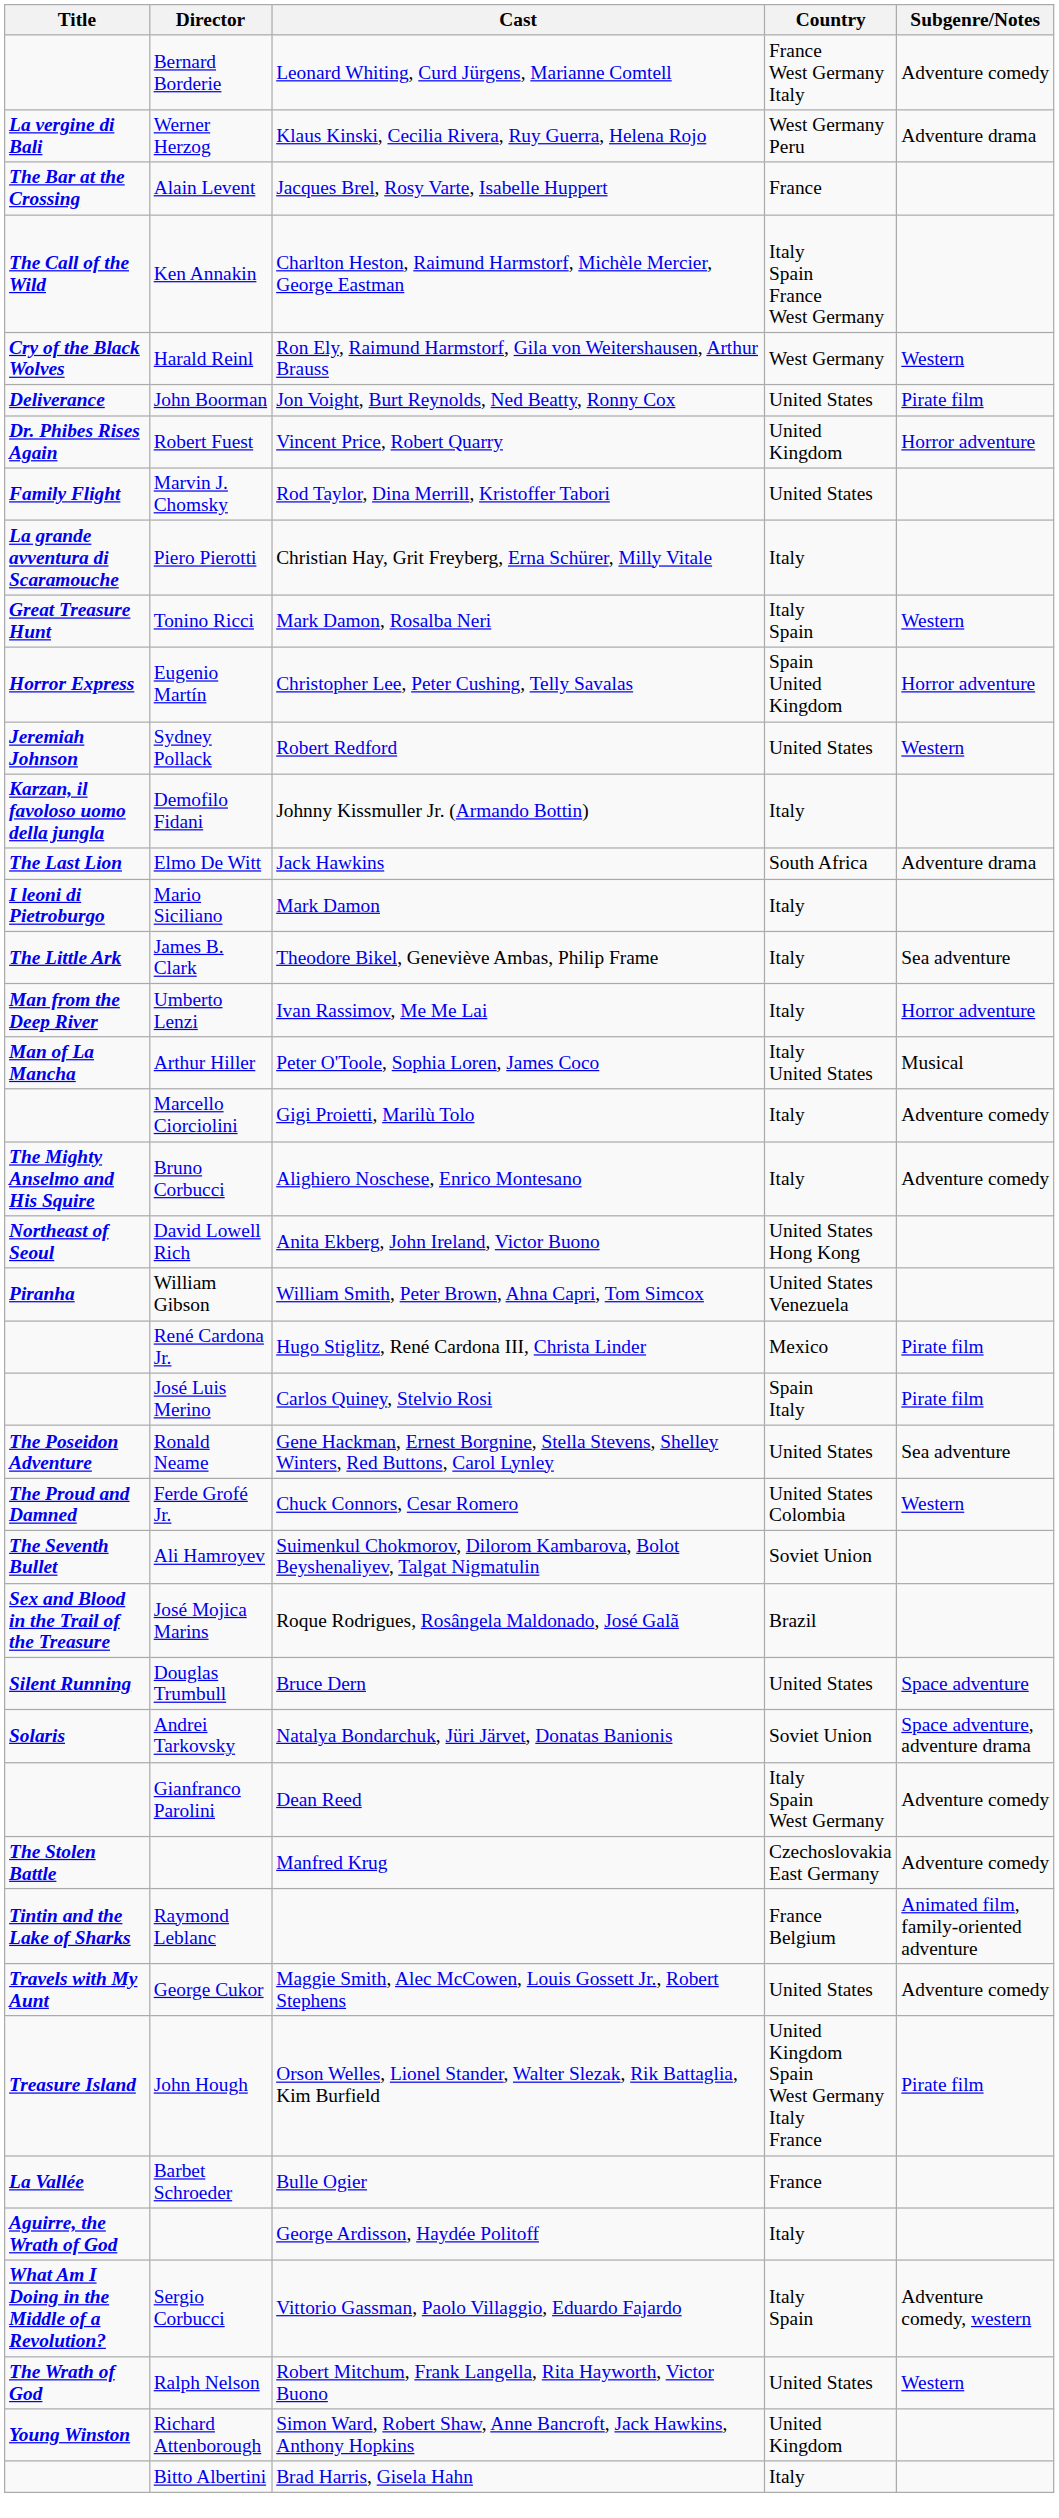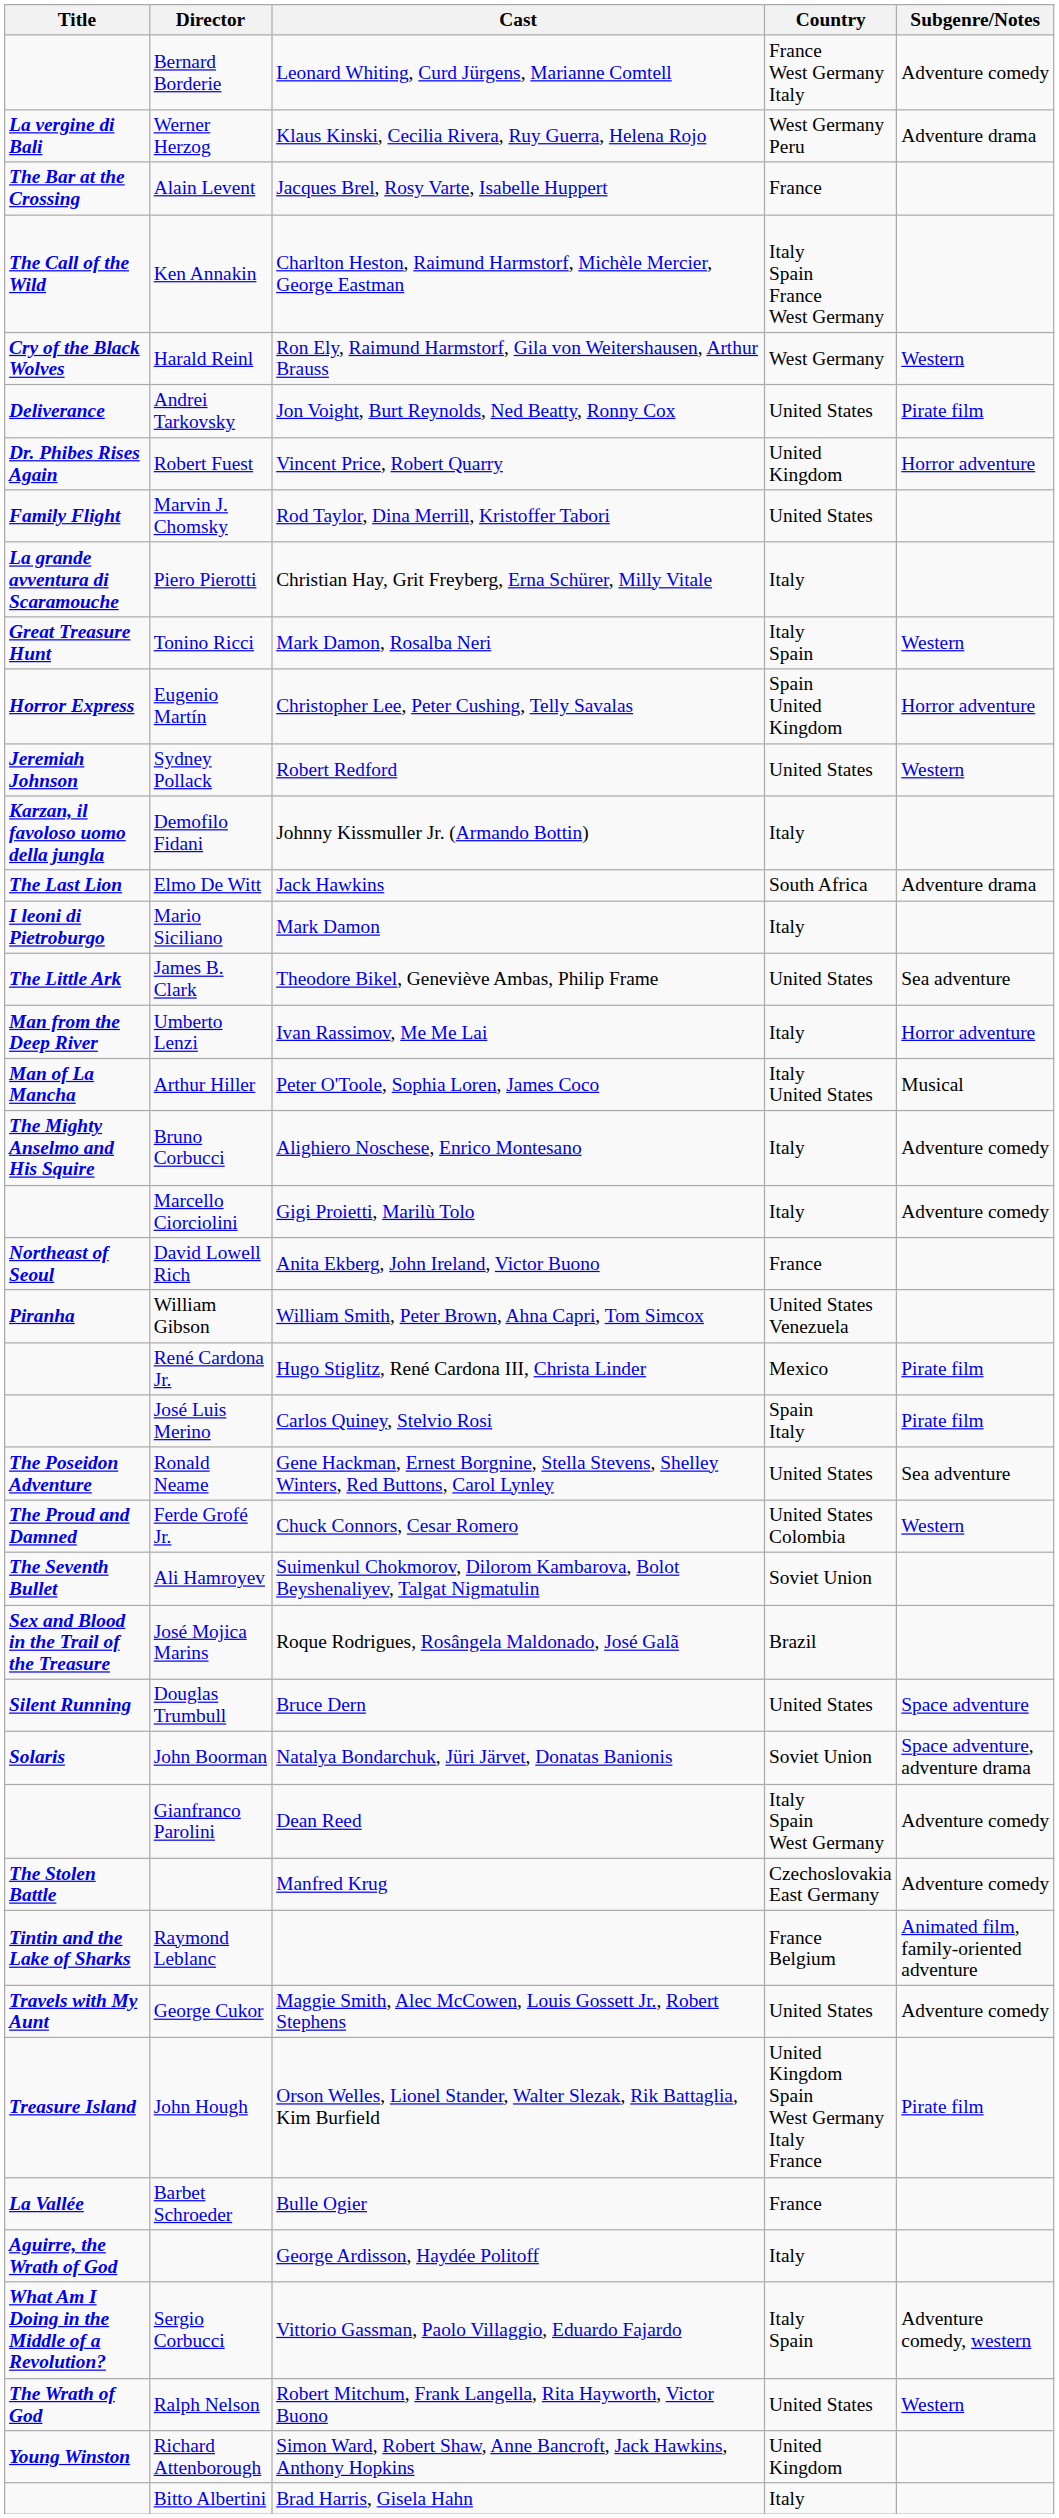(210, 400) John Boorman -> (194, 410) Andrei Tarkovsky
(787, 957) Italy -> (821, 979) United States
rows swapped: (375, 1115) <-> (429, 1178)
(821, 1241) United States Hong Kong -> (795, 1263) France
(194, 1735) Andrei Tarkovsky -> (210, 1757) John Boorman
